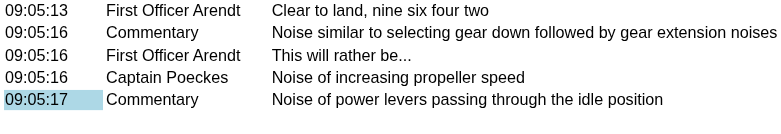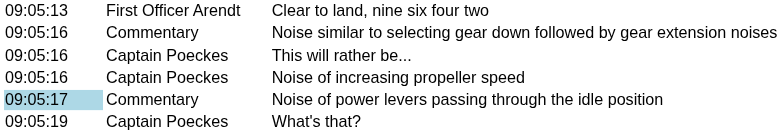(173, 55) First Officer Arendt -> (167, 55) Captain Poeckes
+ row: (316, 122)
